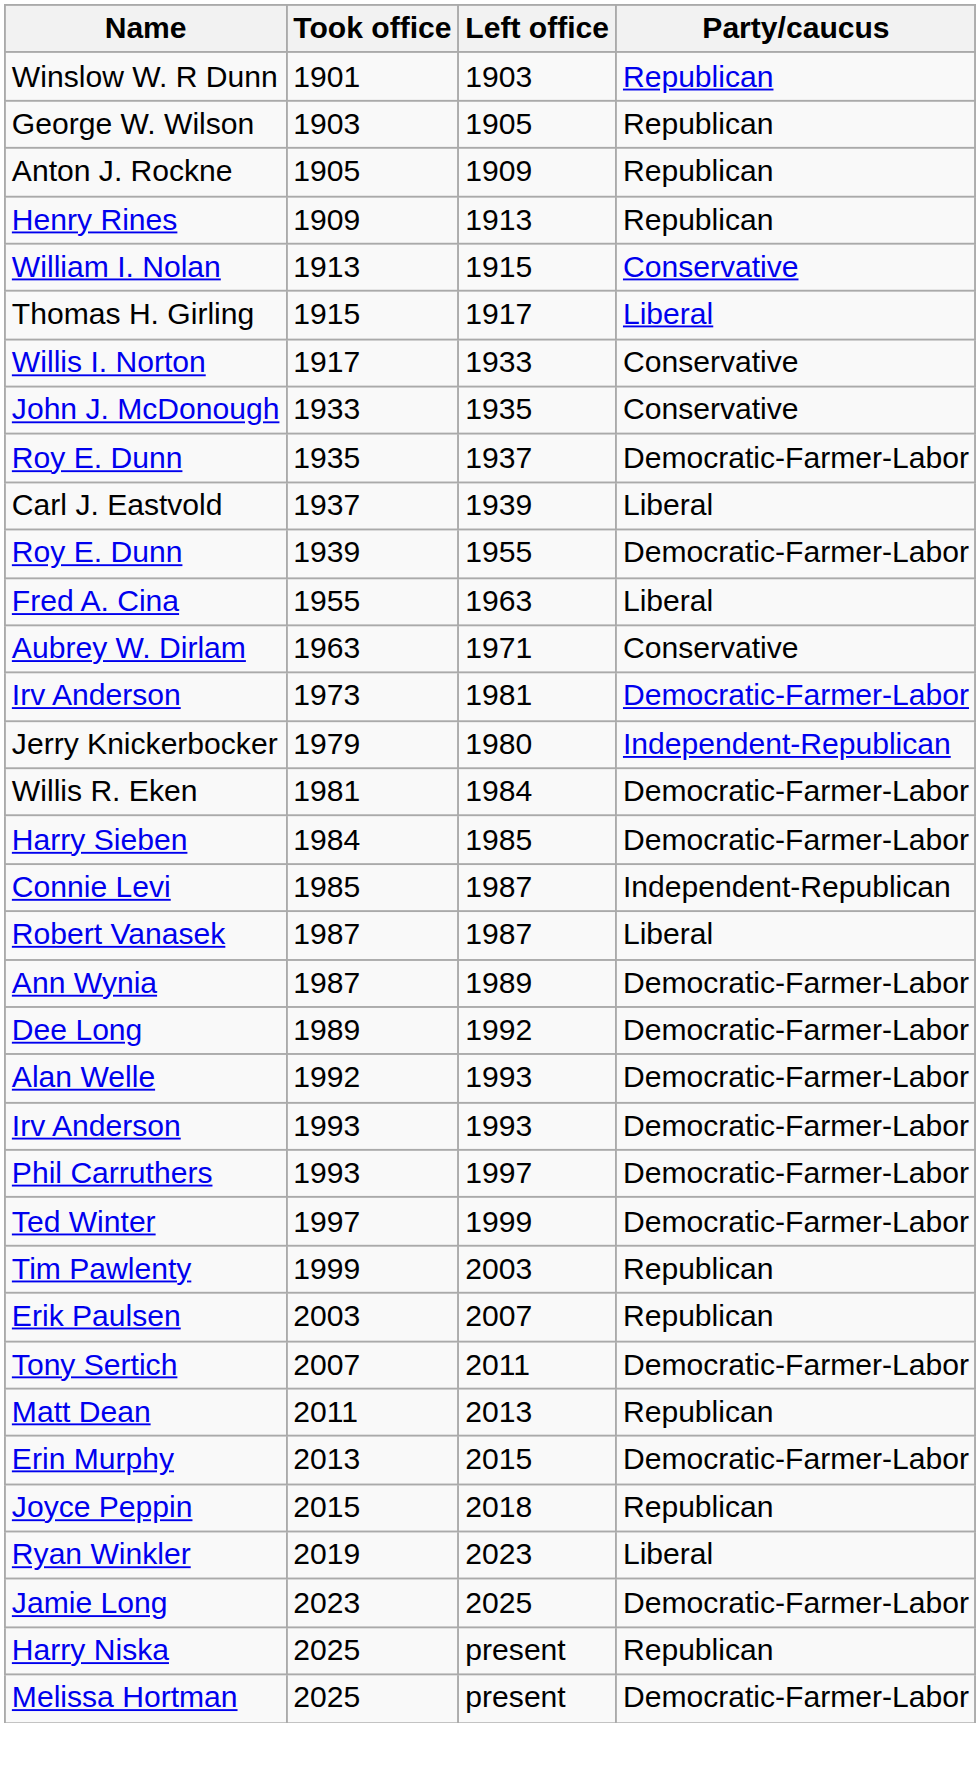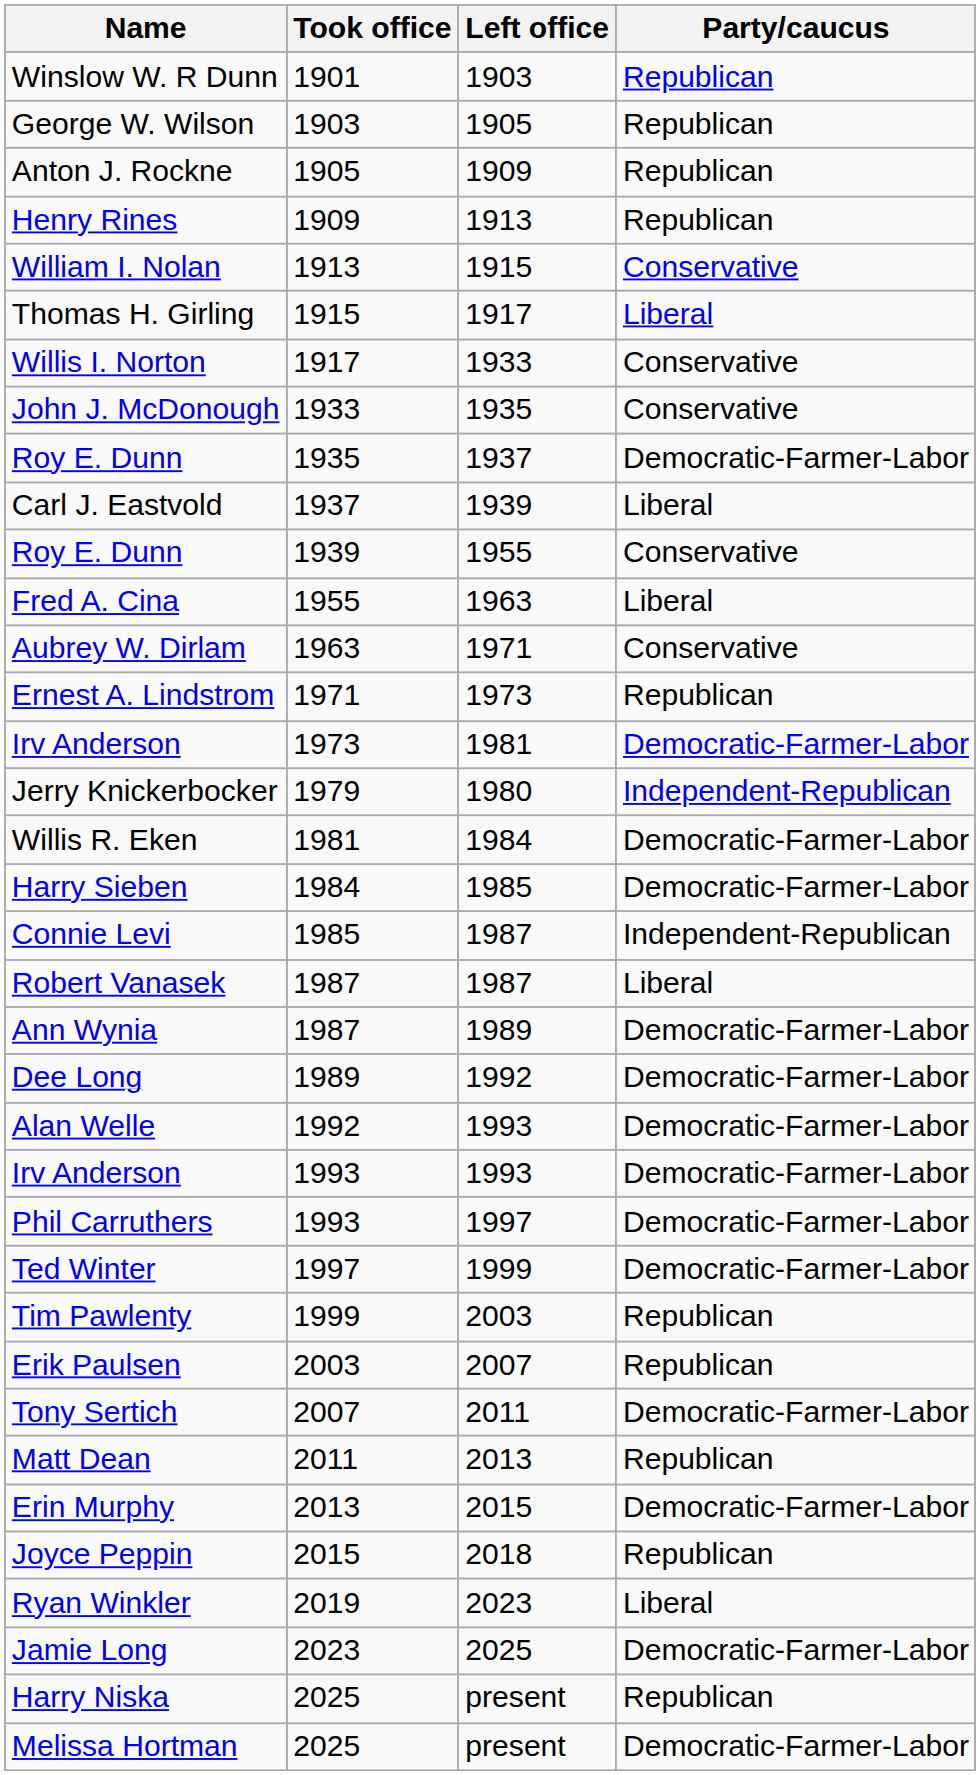(796, 553) Democratic-Farmer-Labor -> (711, 553) Conservative
+ row: (143, 696)
